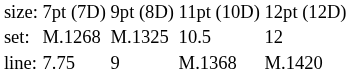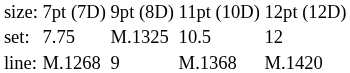(72, 37) M.1268 -> (59, 37) 7.75
(59, 62) 7.75 -> (72, 62) M.1268
